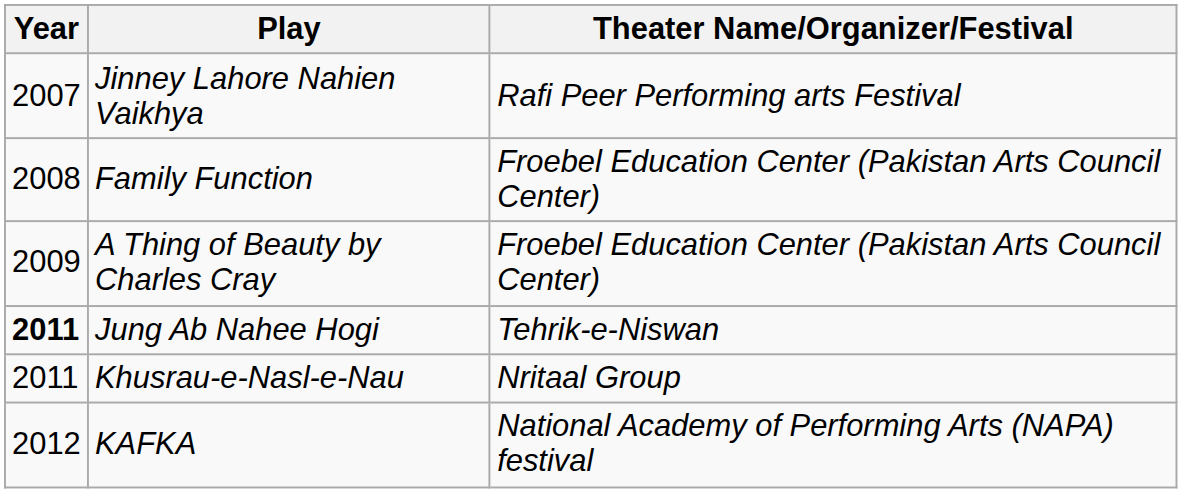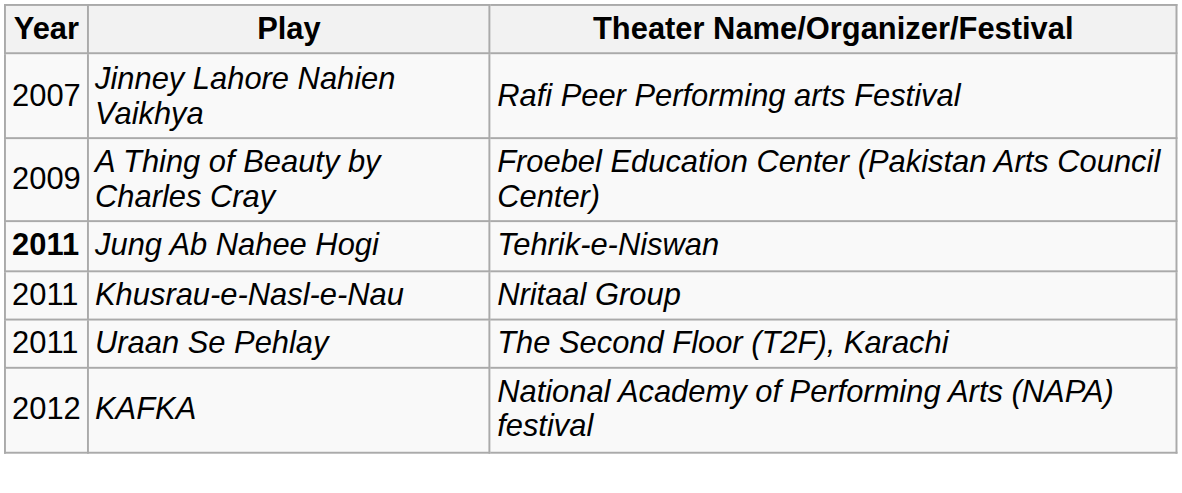- row: (204, 179)
+ row: (212, 343)
